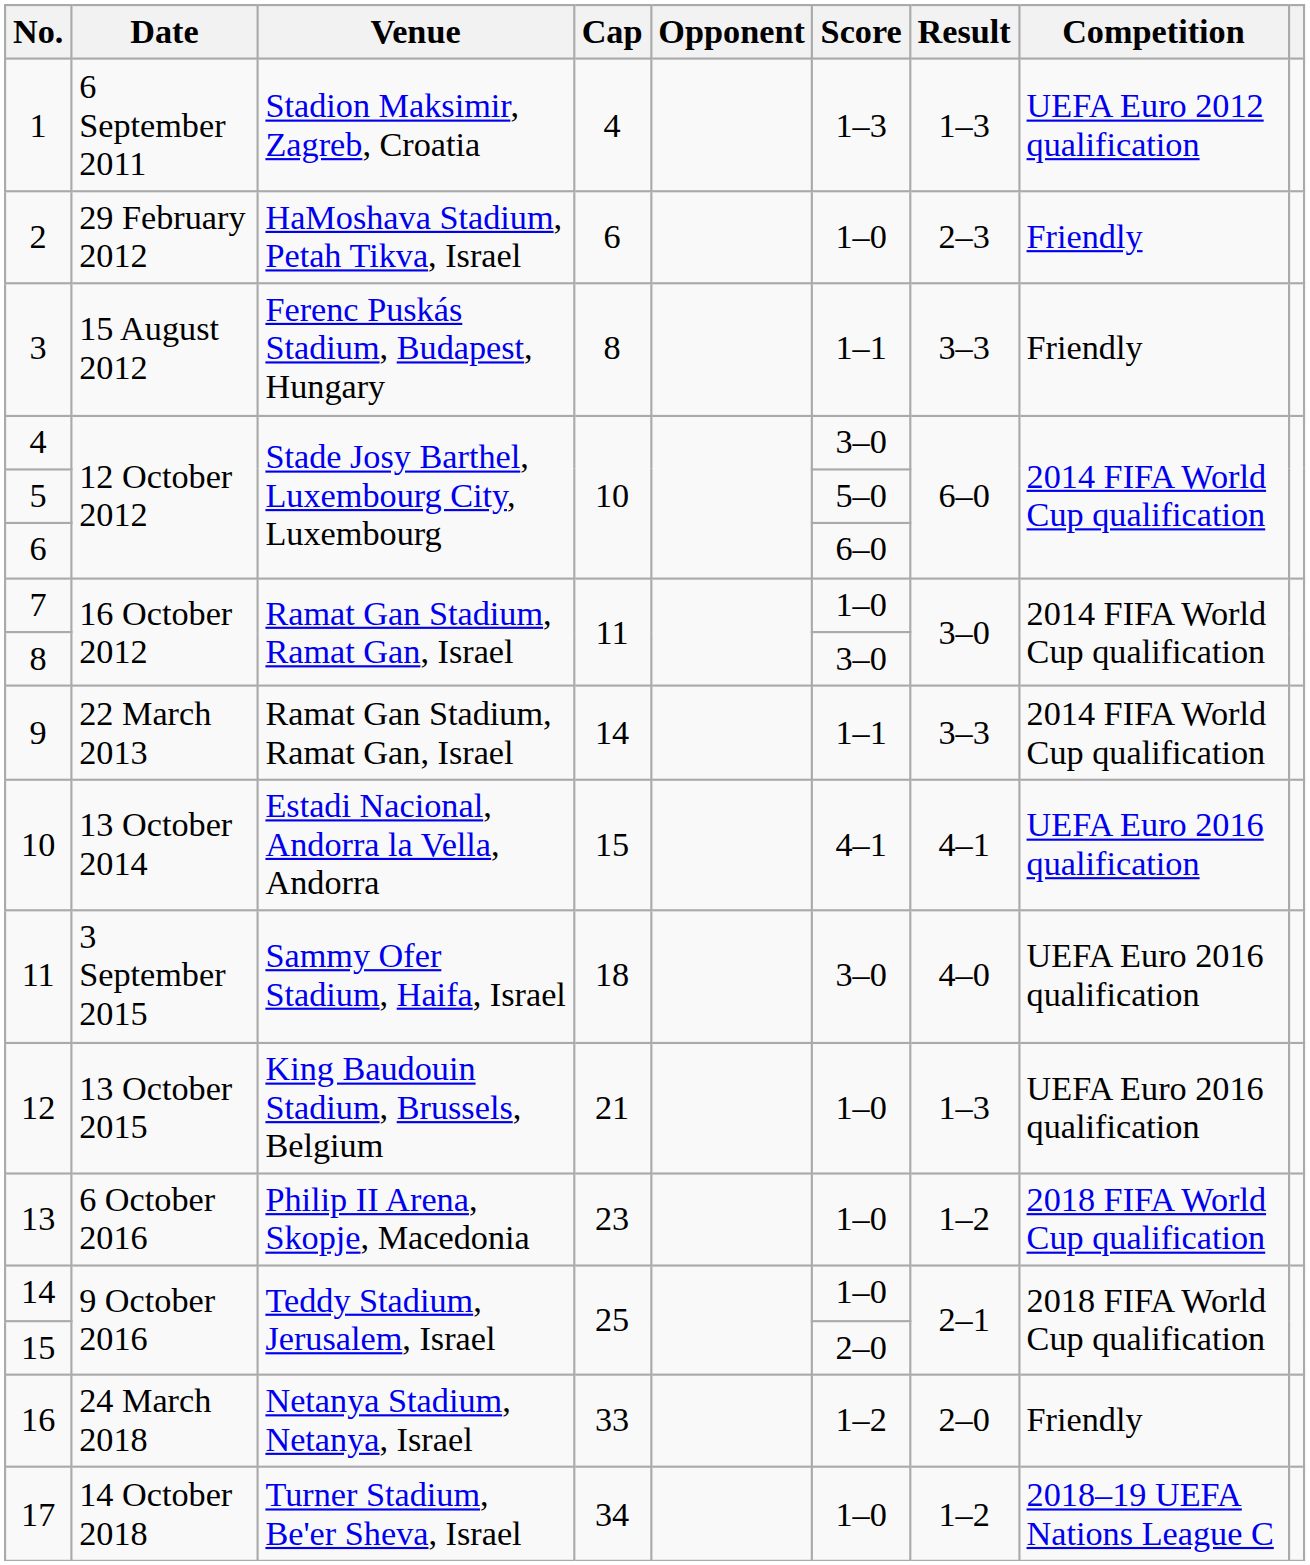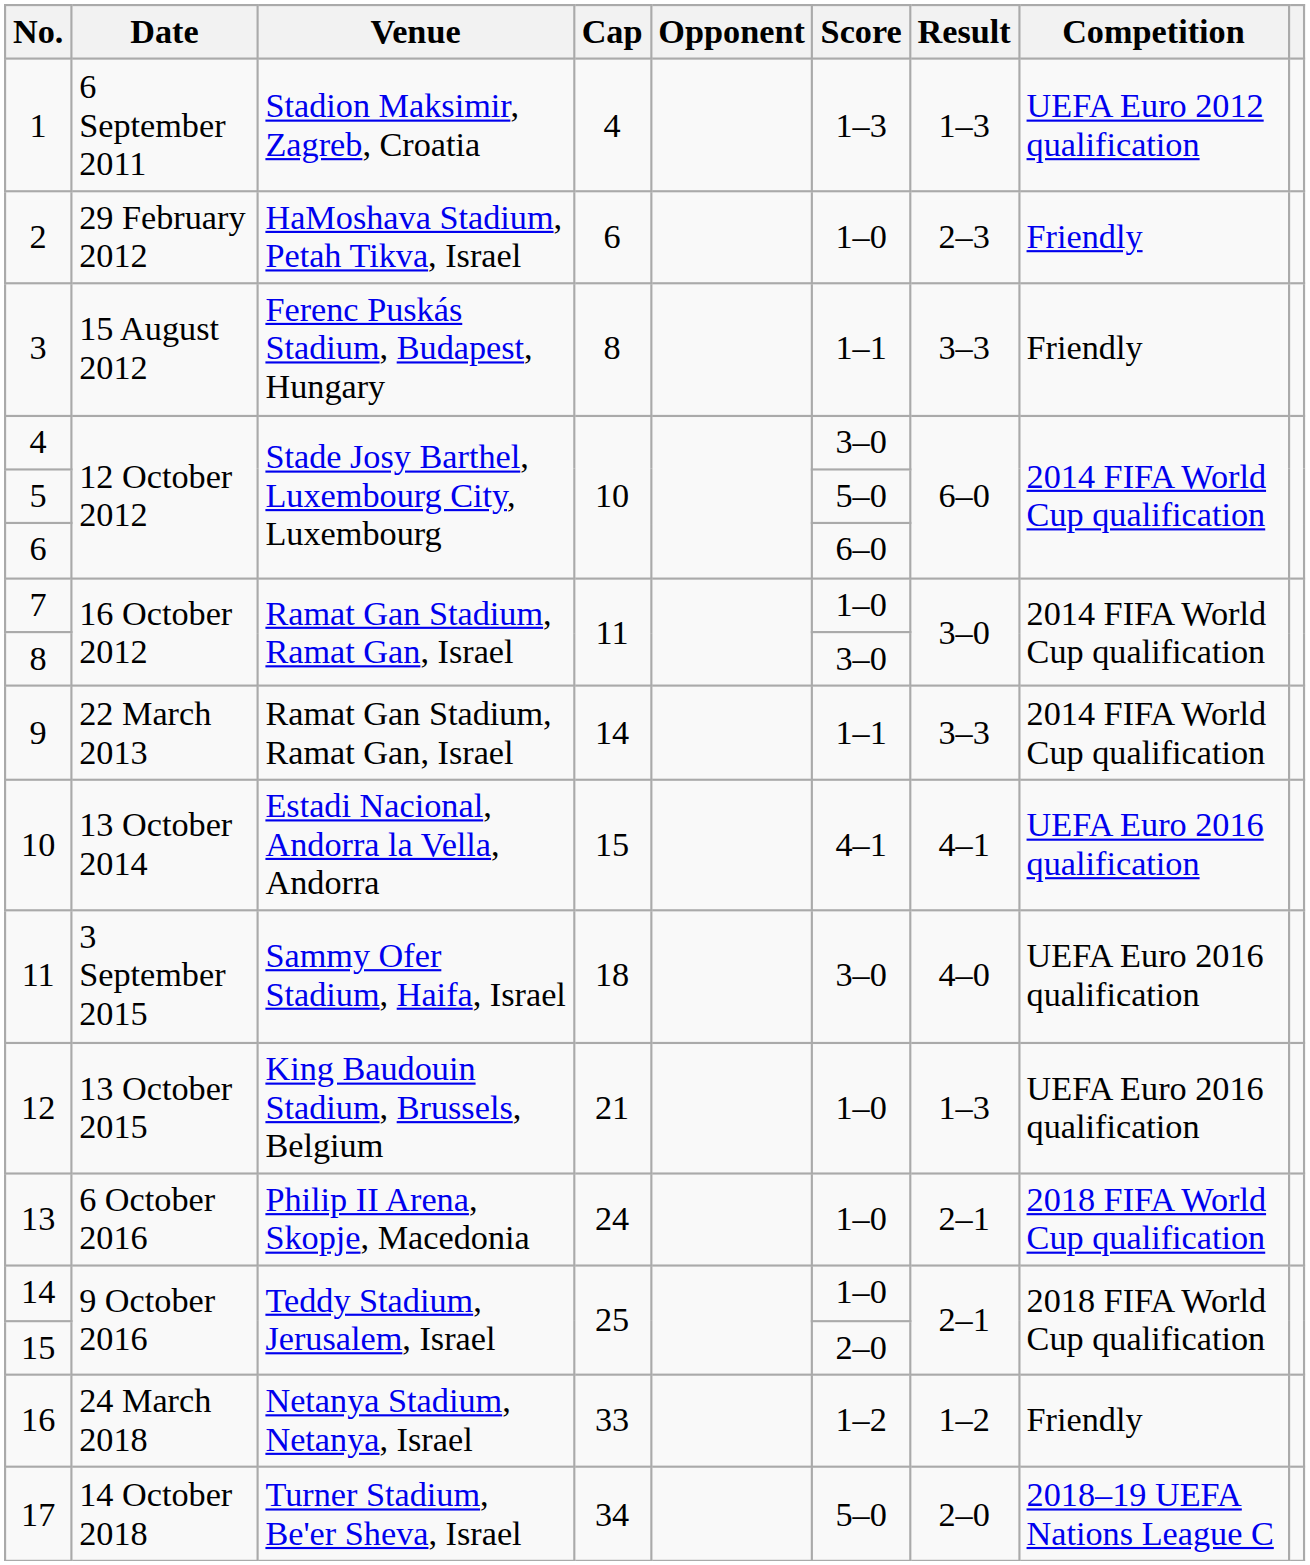(612, 1219) 23 -> (612, 1219) 24
(964, 1219) 1–2 -> (964, 1219) 2–1
(964, 1420) 2–0 -> (964, 1420) 1–2
(861, 1513) 1–0 -> (861, 1513) 5–0
(964, 1513) 1–2 -> (964, 1513) 2–0
